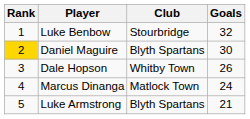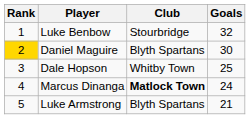(226, 68) 26 -> (226, 68) 25
(164, 86) normal -> (167, 86) bold
